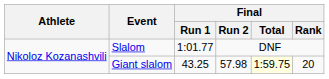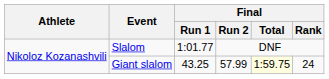(234, 64) 57.98 -> (234, 64) 57.99
(308, 64) 20 -> (308, 64) 24
